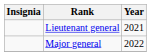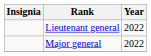(134, 28) 2021 -> (134, 28) 2022
